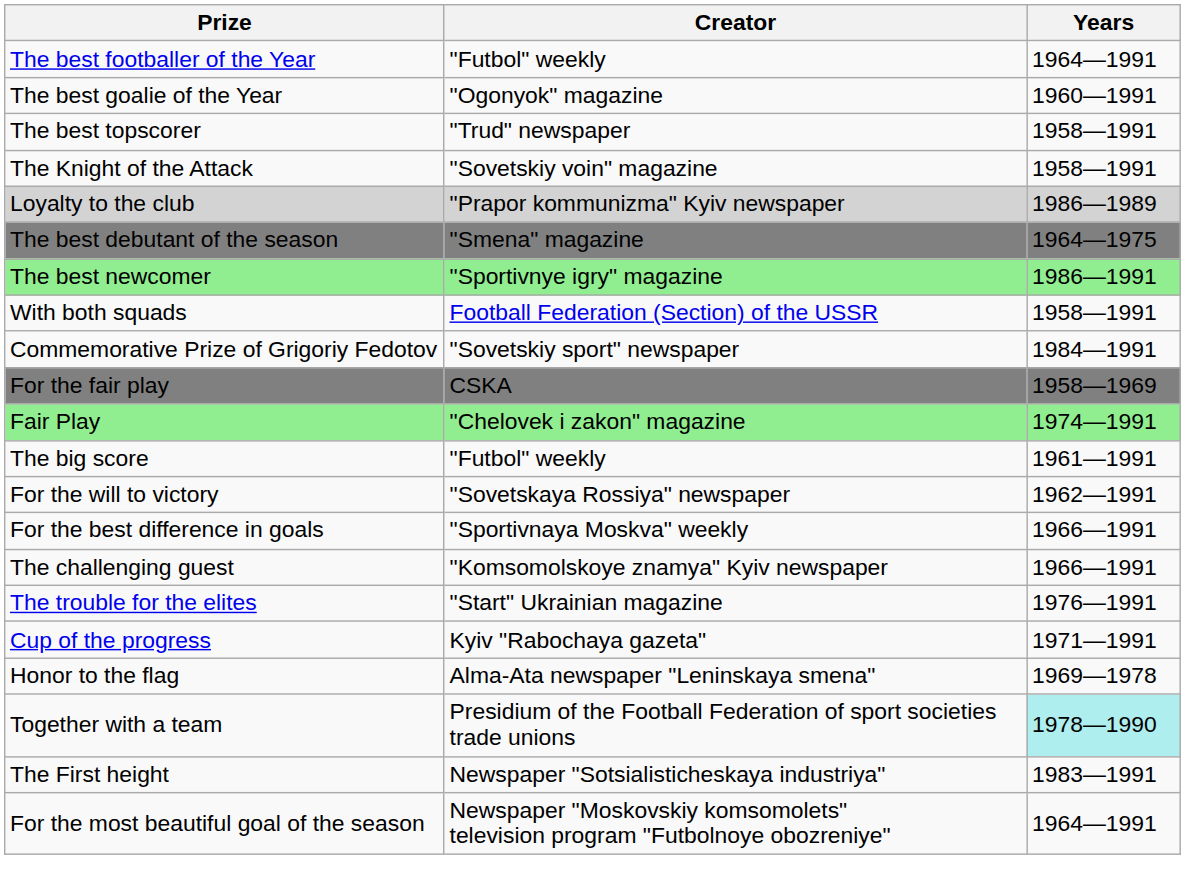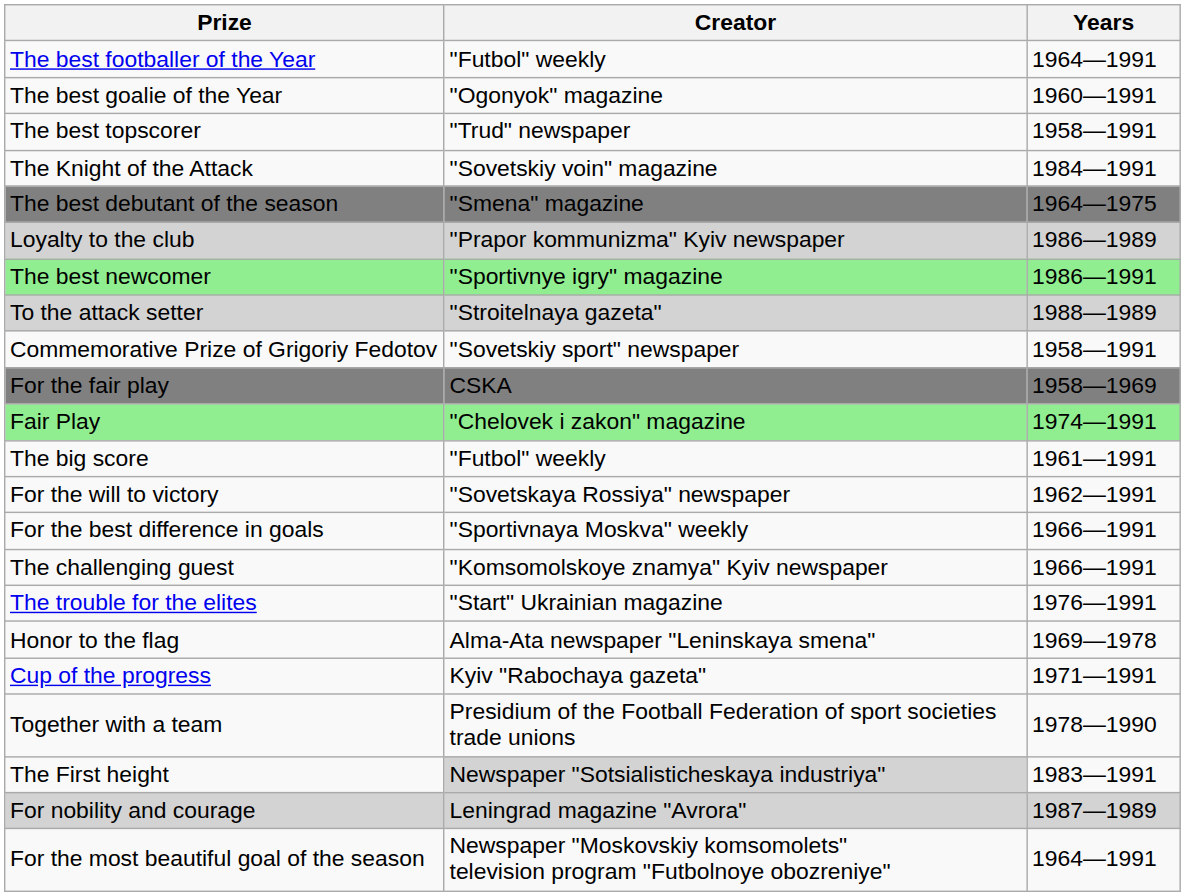(1094, 167) 1958—1991 -> (1094, 167) 1984—1991
rows swapped: (102, 204) <-> (174, 240)
+ row: (107, 312)
- row: (98, 312)
(1094, 349) 1984—1991 -> (1094, 349) 1958—1991
rows swapped: (95, 675) <-> (110, 639)
(1094, 724) paleturquoise background -> (1094, 724) no background
(667, 774) no background -> (667, 774) lightgrey background
+ row: (133, 810)
